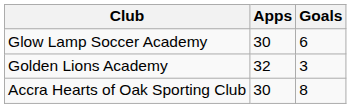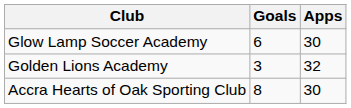columns swapped: (273, 16) <-> (321, 16)
